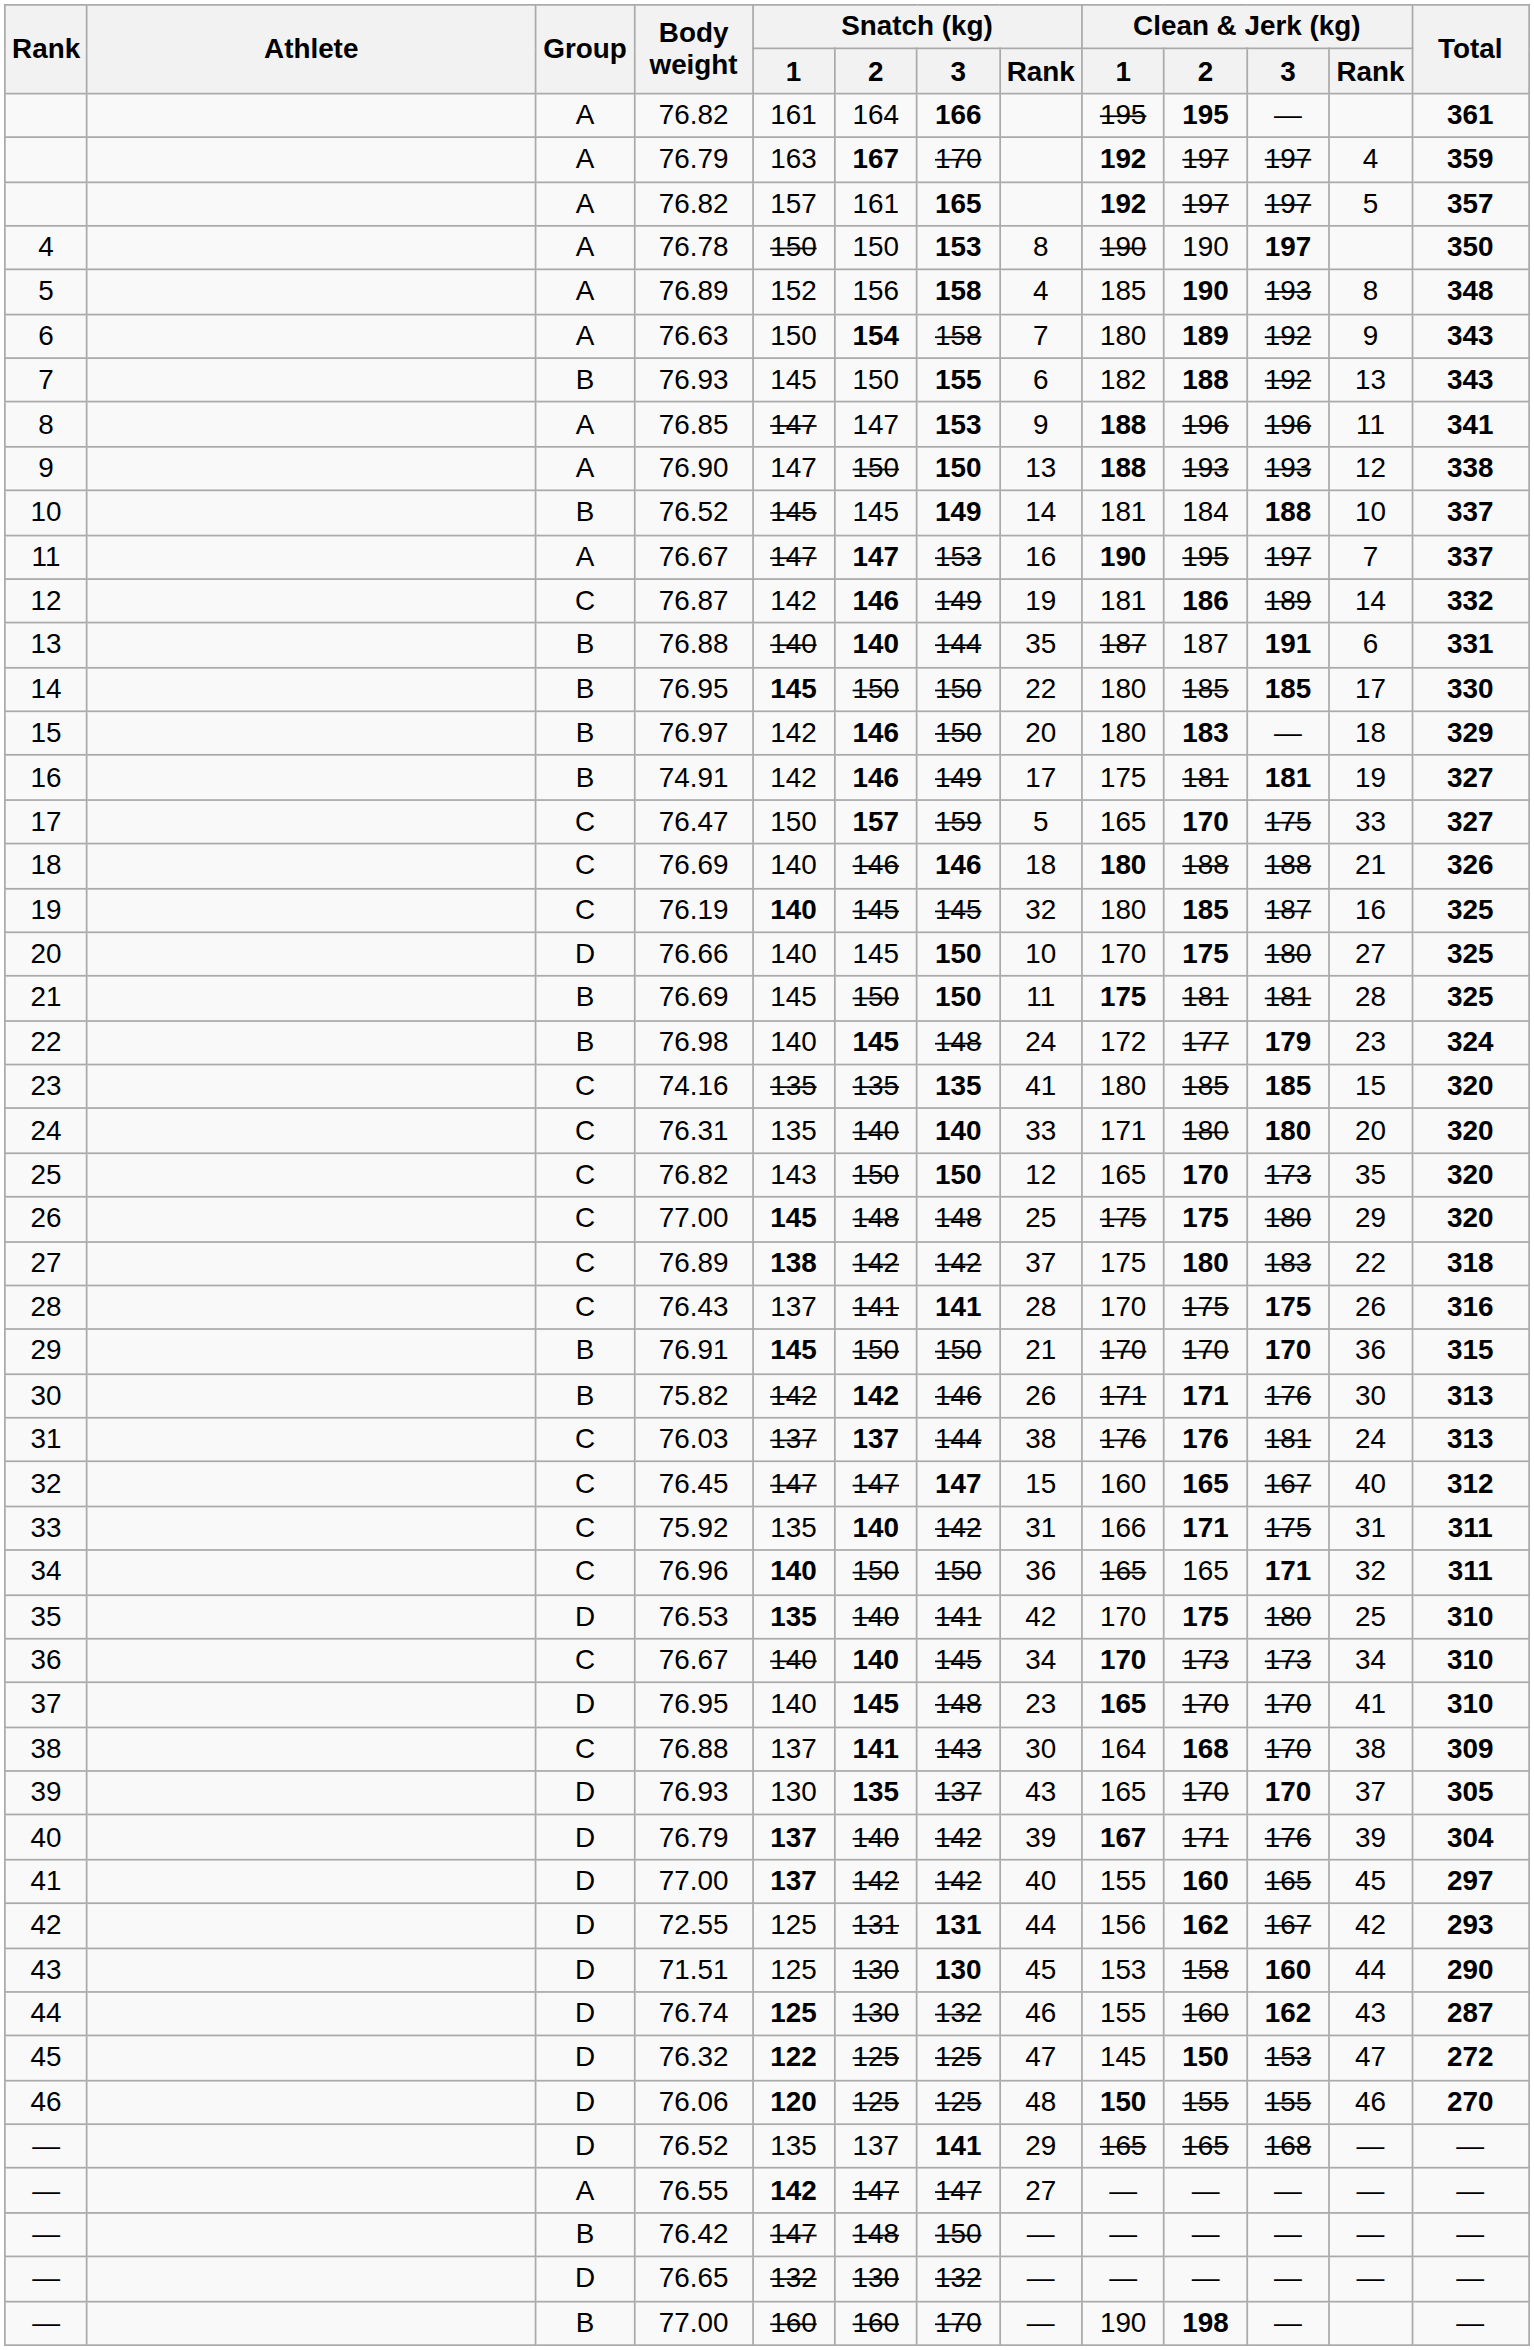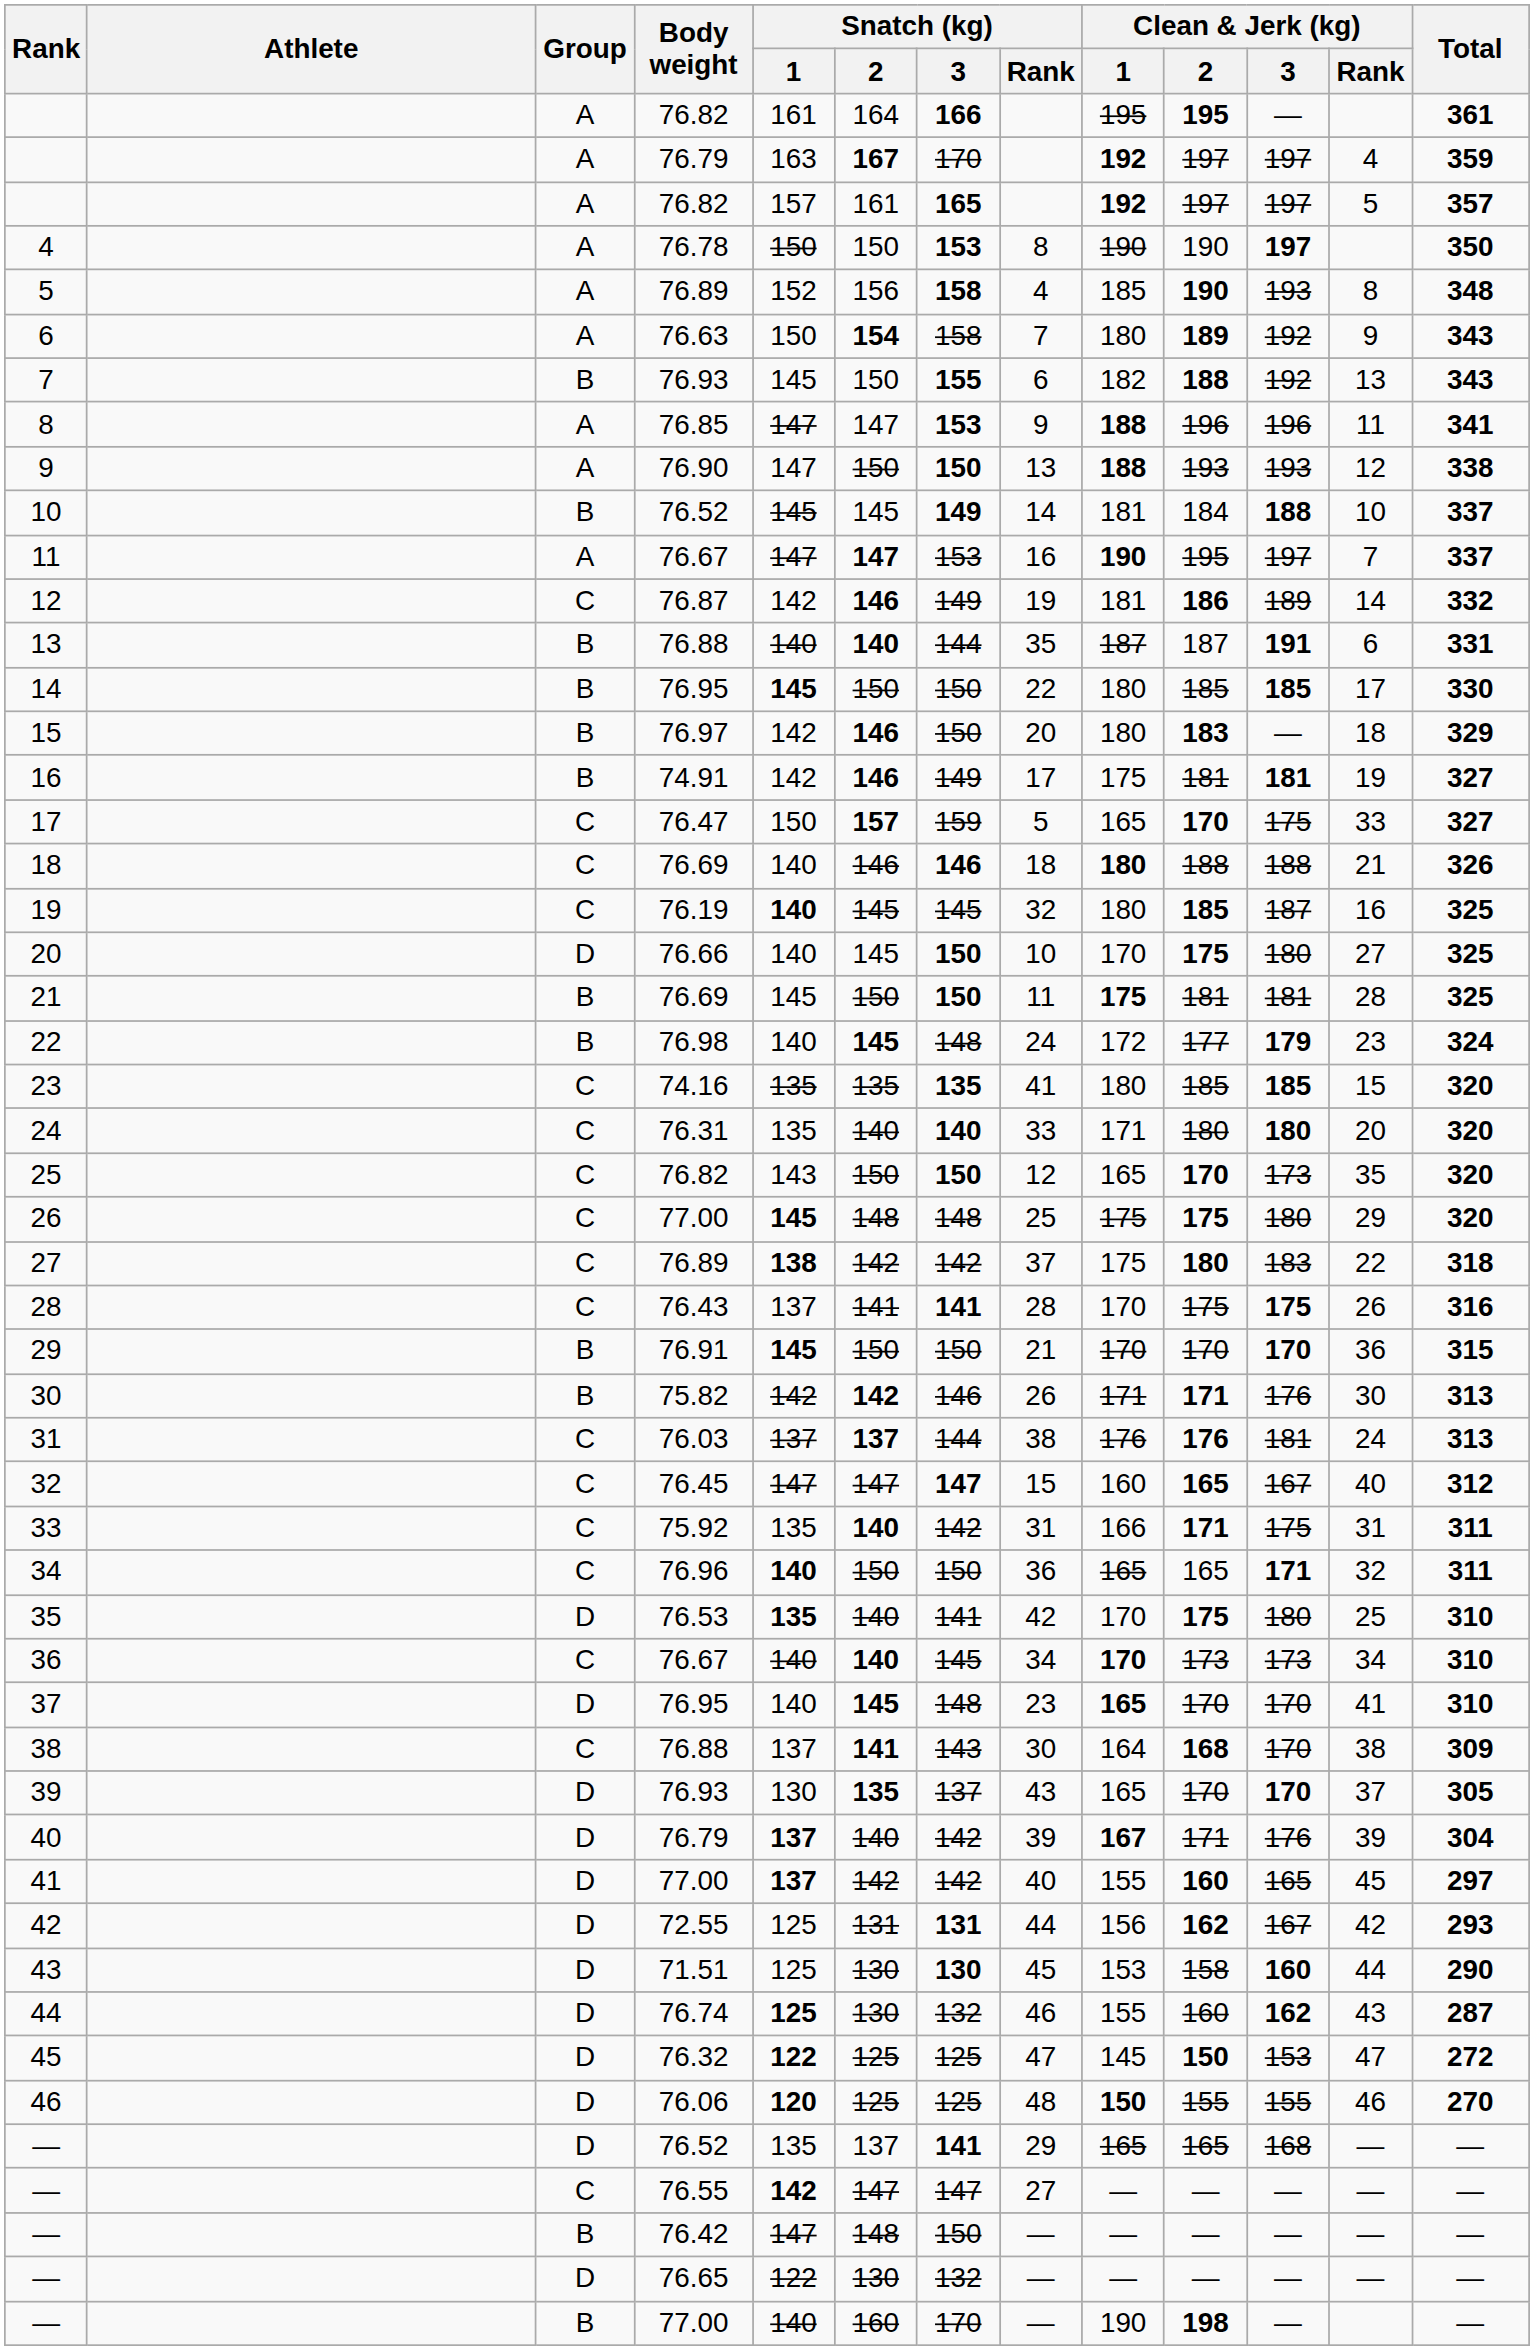(585, 2190) A -> (585, 2190) C
(793, 2278) 132 -> (793, 2278) 122
(793, 2322) 160 -> (793, 2322) 140
